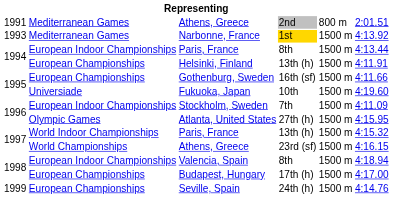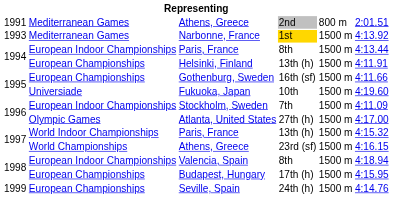(372, 119) 4:15.95 -> (372, 119) 4:17.00
(372, 175) 4:17.00 -> (372, 175) 4:15.95
